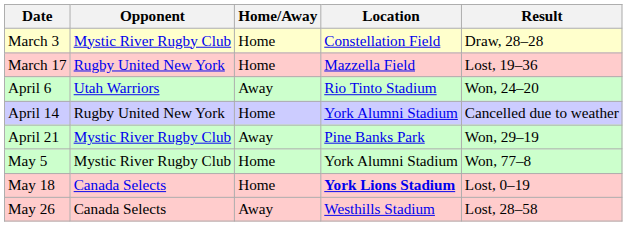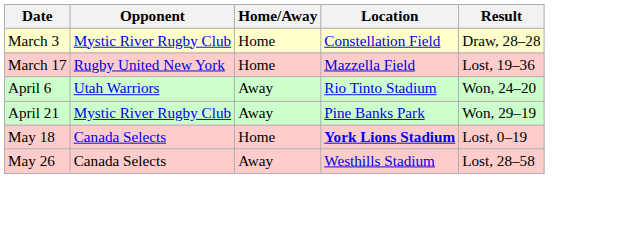- row: (34, 112)
- row: (28, 161)
